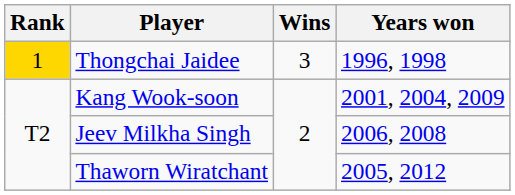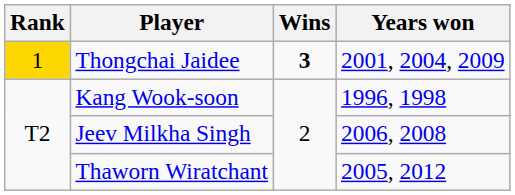(305, 60) normal -> (305, 60) bold
(394, 60) 1996, 1998 -> (423, 60) 2001, 2004, 2009
(423, 97) 2001, 2004, 2009 -> (394, 97) 1996, 1998
